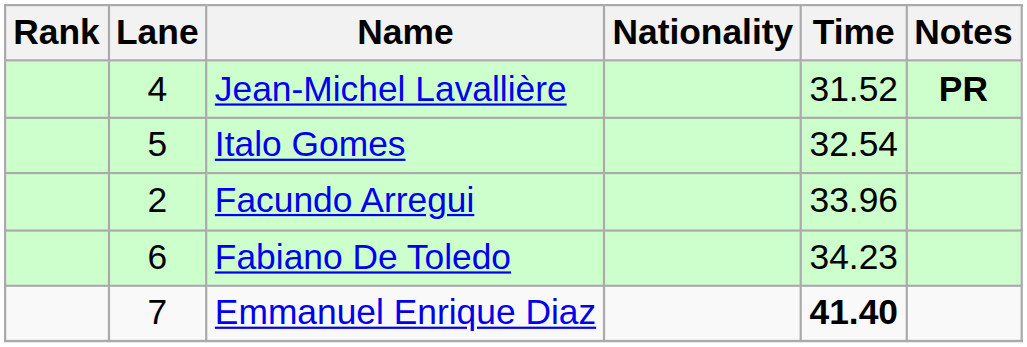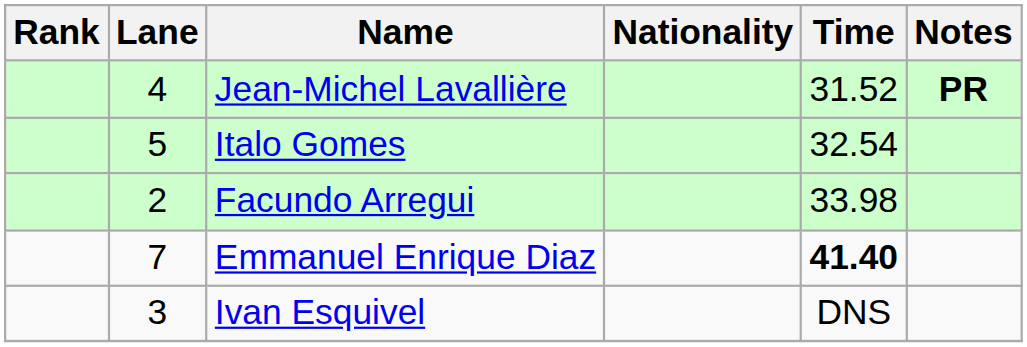(854, 200) 33.96 -> (854, 200) 33.98
- row: (363, 256)
+ row: (320, 312)
